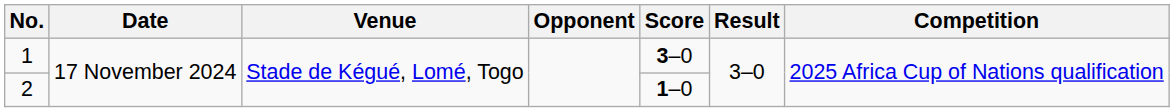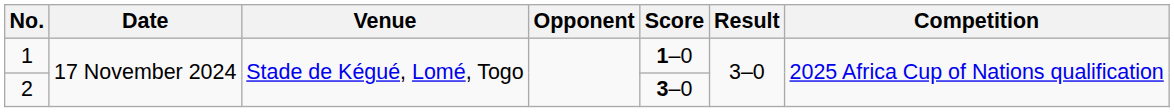(674, 55) 3–0 -> (674, 55) 1–0
(674, 89) 1–0 -> (674, 89) 3–0
